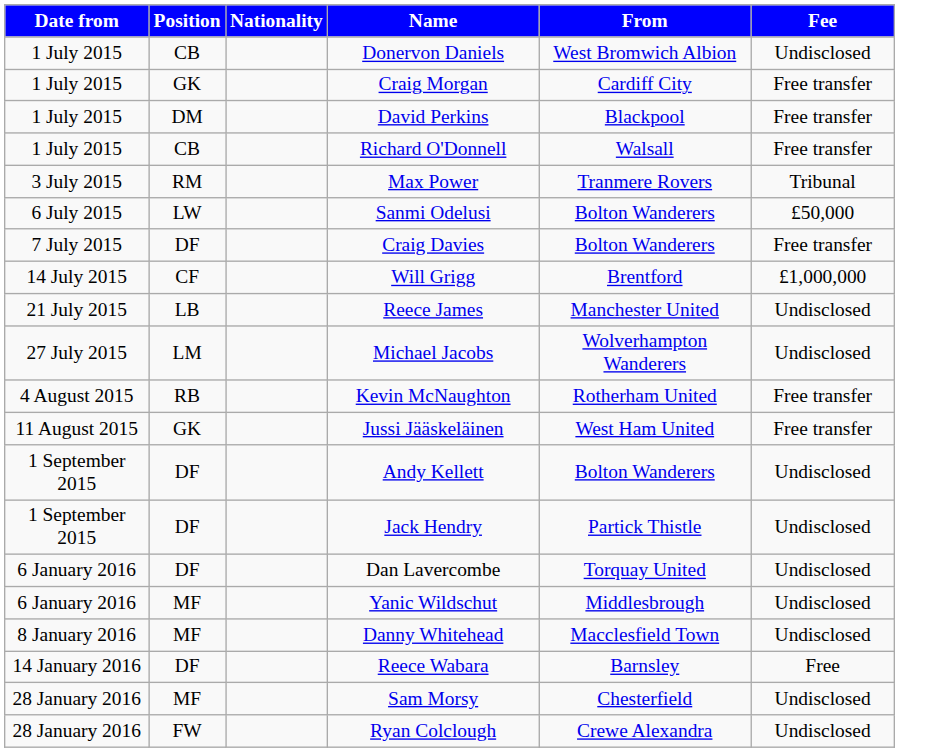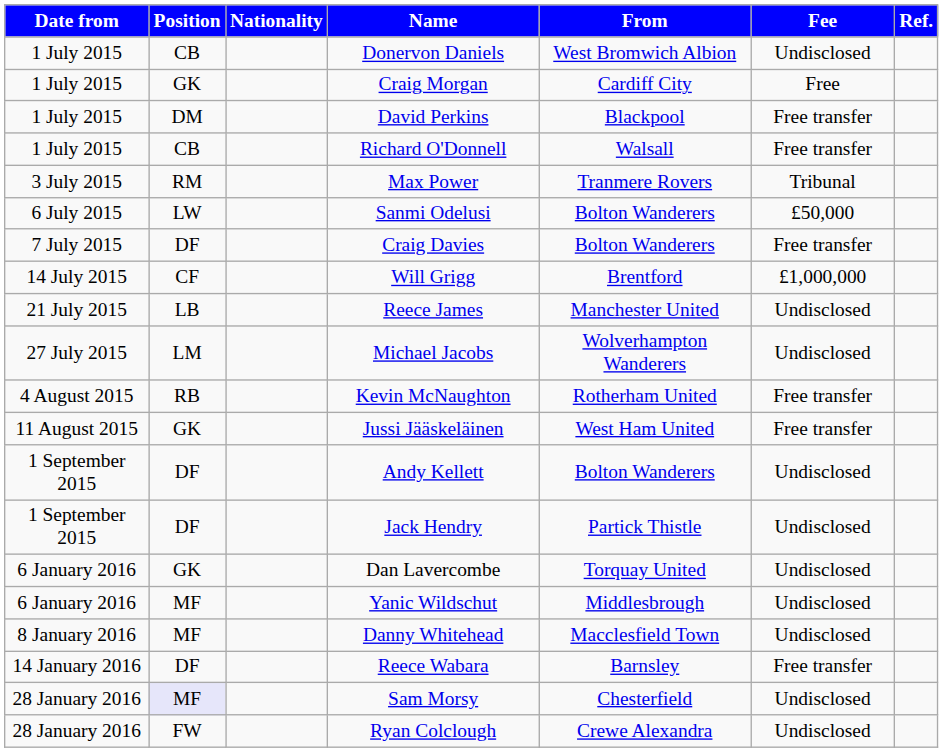+ column: (916, 20)
(823, 85) Free transfer -> (823, 85) Free
(187, 570) DF -> (187, 570) GK
(823, 666) Free -> (823, 666) Free transfer
(187, 698) no background -> (187, 698) lavender background
